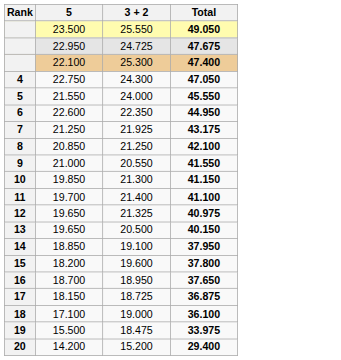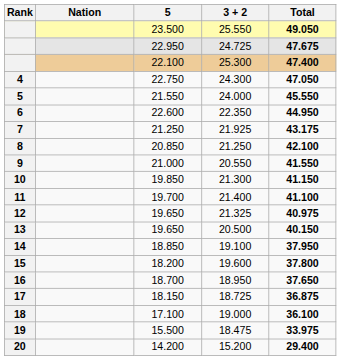+ column: (85, 12)
